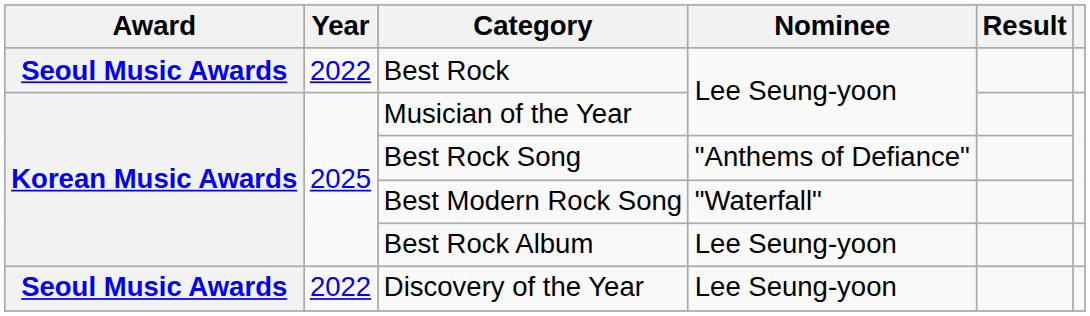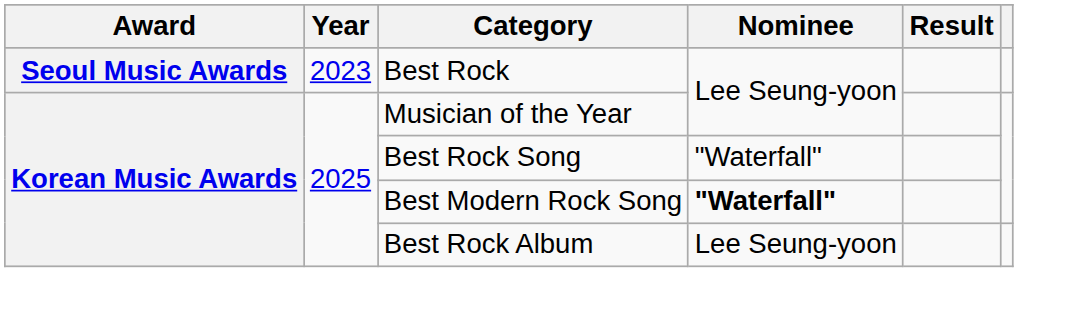(341, 69) 2022 -> (341, 69) 2023
(832, 157) "Anthems of Defiance" -> (758, 157) "Waterfall"
(758, 200) normal -> (765, 200) bold
- row: (514, 288)
